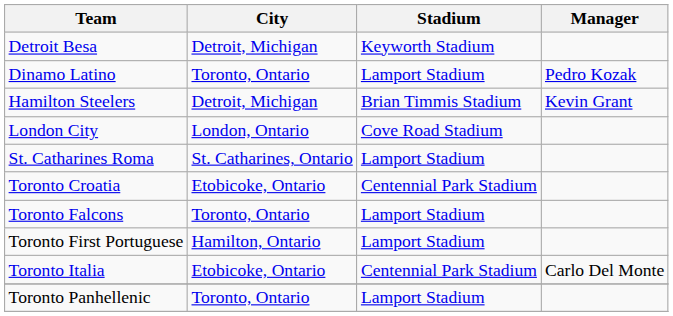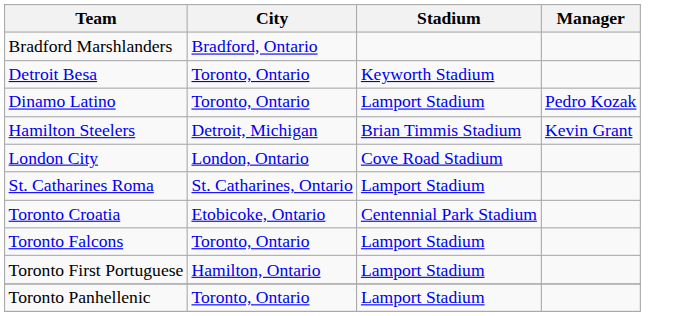+ row: (90, 46)
(255, 46) Detroit, Michigan -> (251, 74) Toronto, Ontario
- row: (57, 269)
